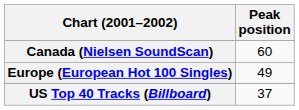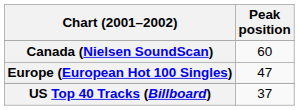(265, 72) 49 -> (265, 72) 47
